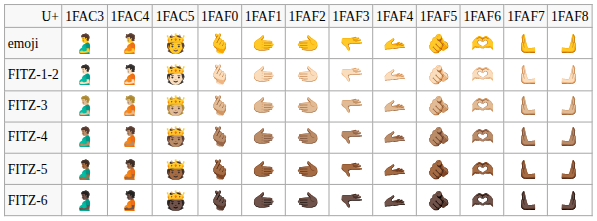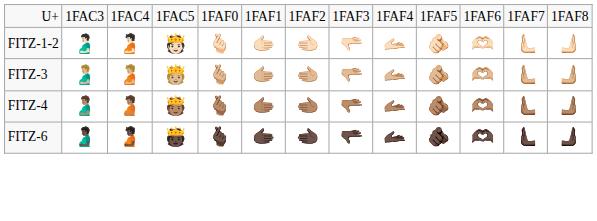- row: (23, 43)
- row: (28, 168)
